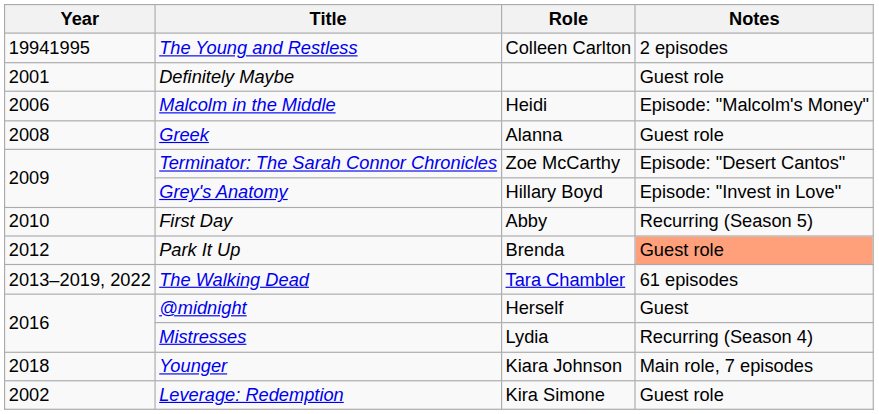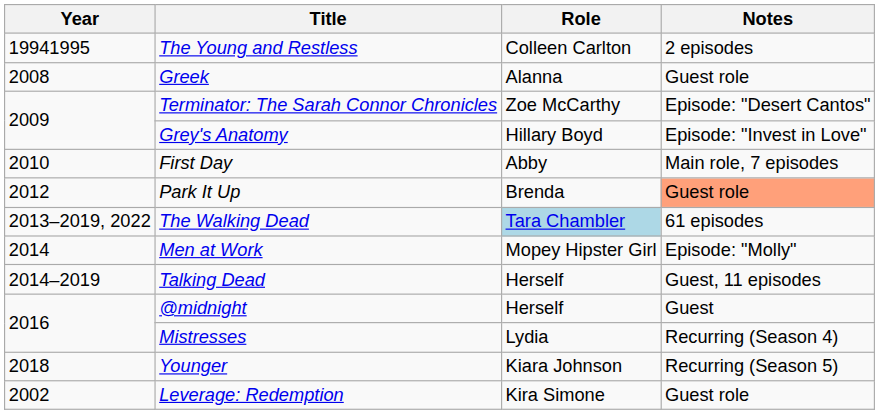- row: (227, 76)
- row: (247, 105)
(726, 221) Recurring (Season 5) -> (752, 163) Main role, 7 episodes
(565, 279) no background -> (565, 221) lightblue background
+ row: (211, 250)
+ row: (212, 279)
(726, 366) Main role, 7 episodes -> (752, 366) Recurring (Season 5)
